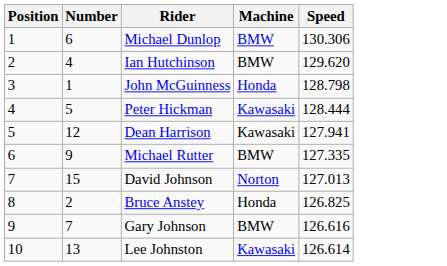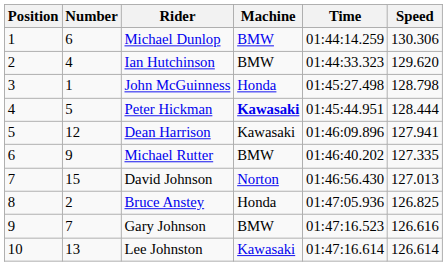+ column: (345, 16)
(266, 109) normal -> (268, 109) bold
